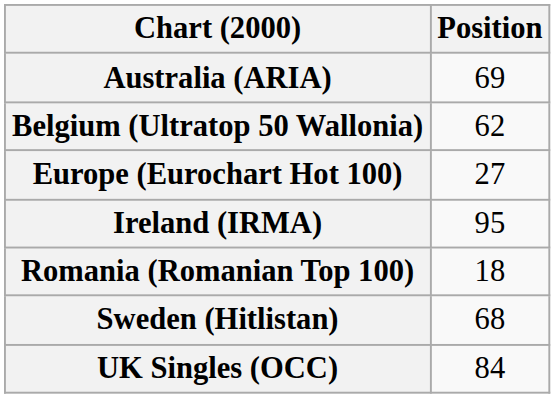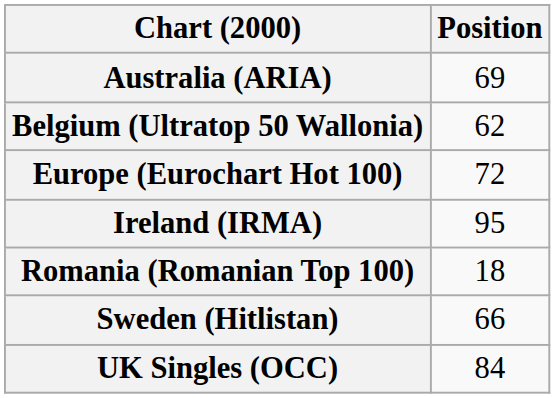(490, 174) 27 -> (490, 174) 72
(490, 319) 68 -> (490, 319) 66
